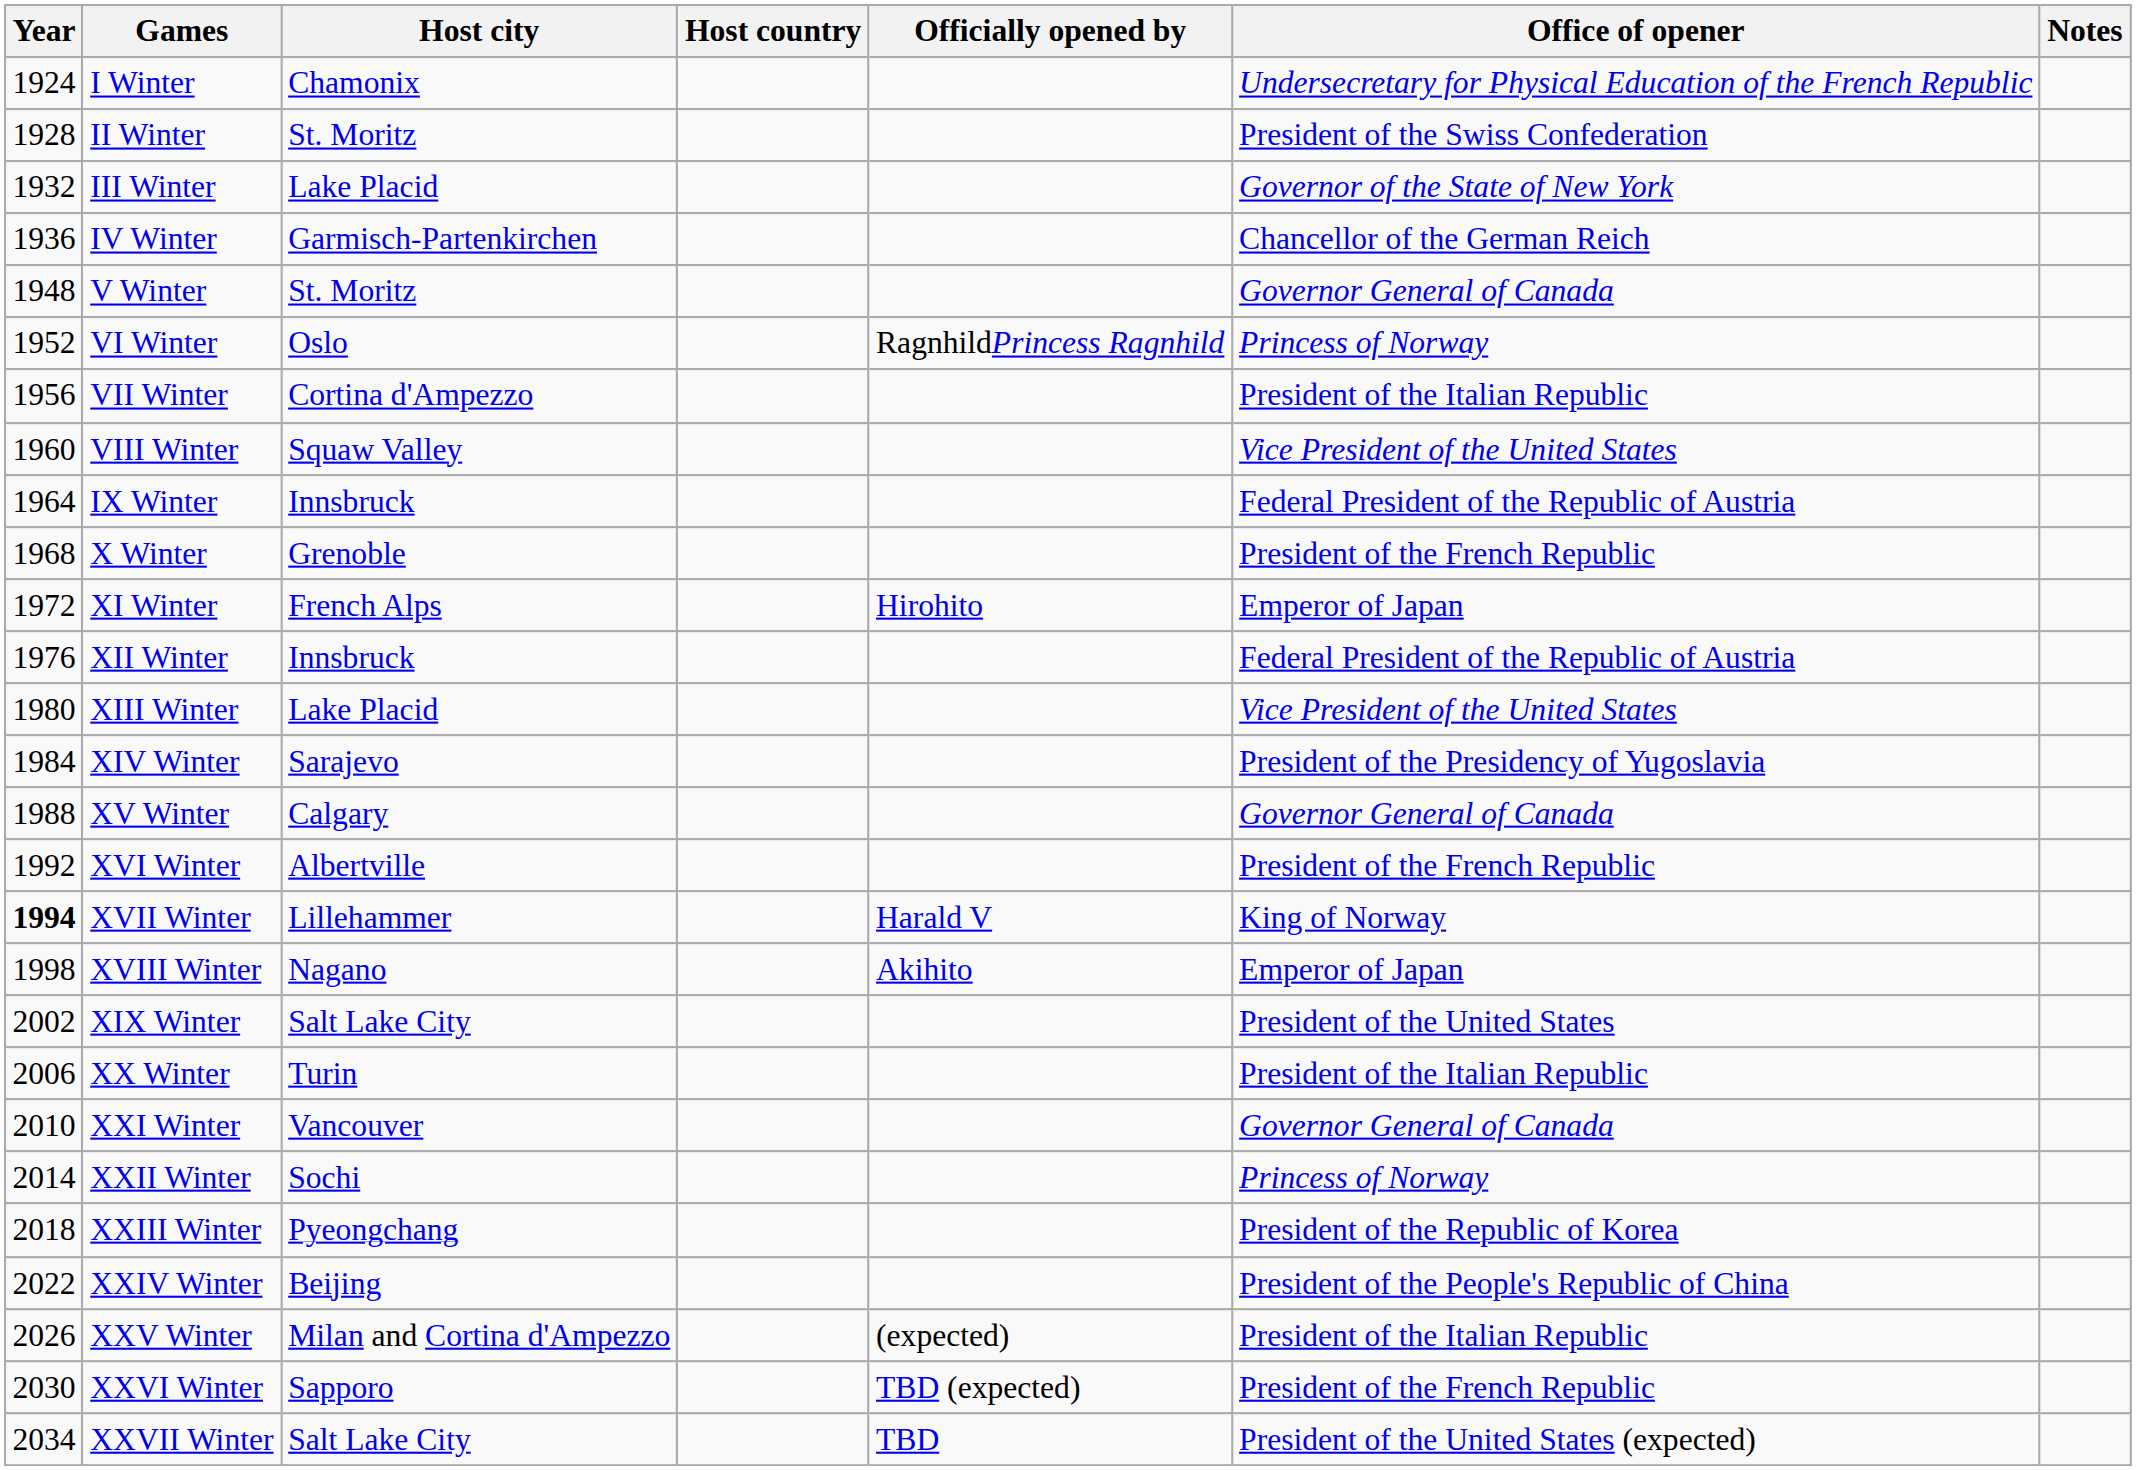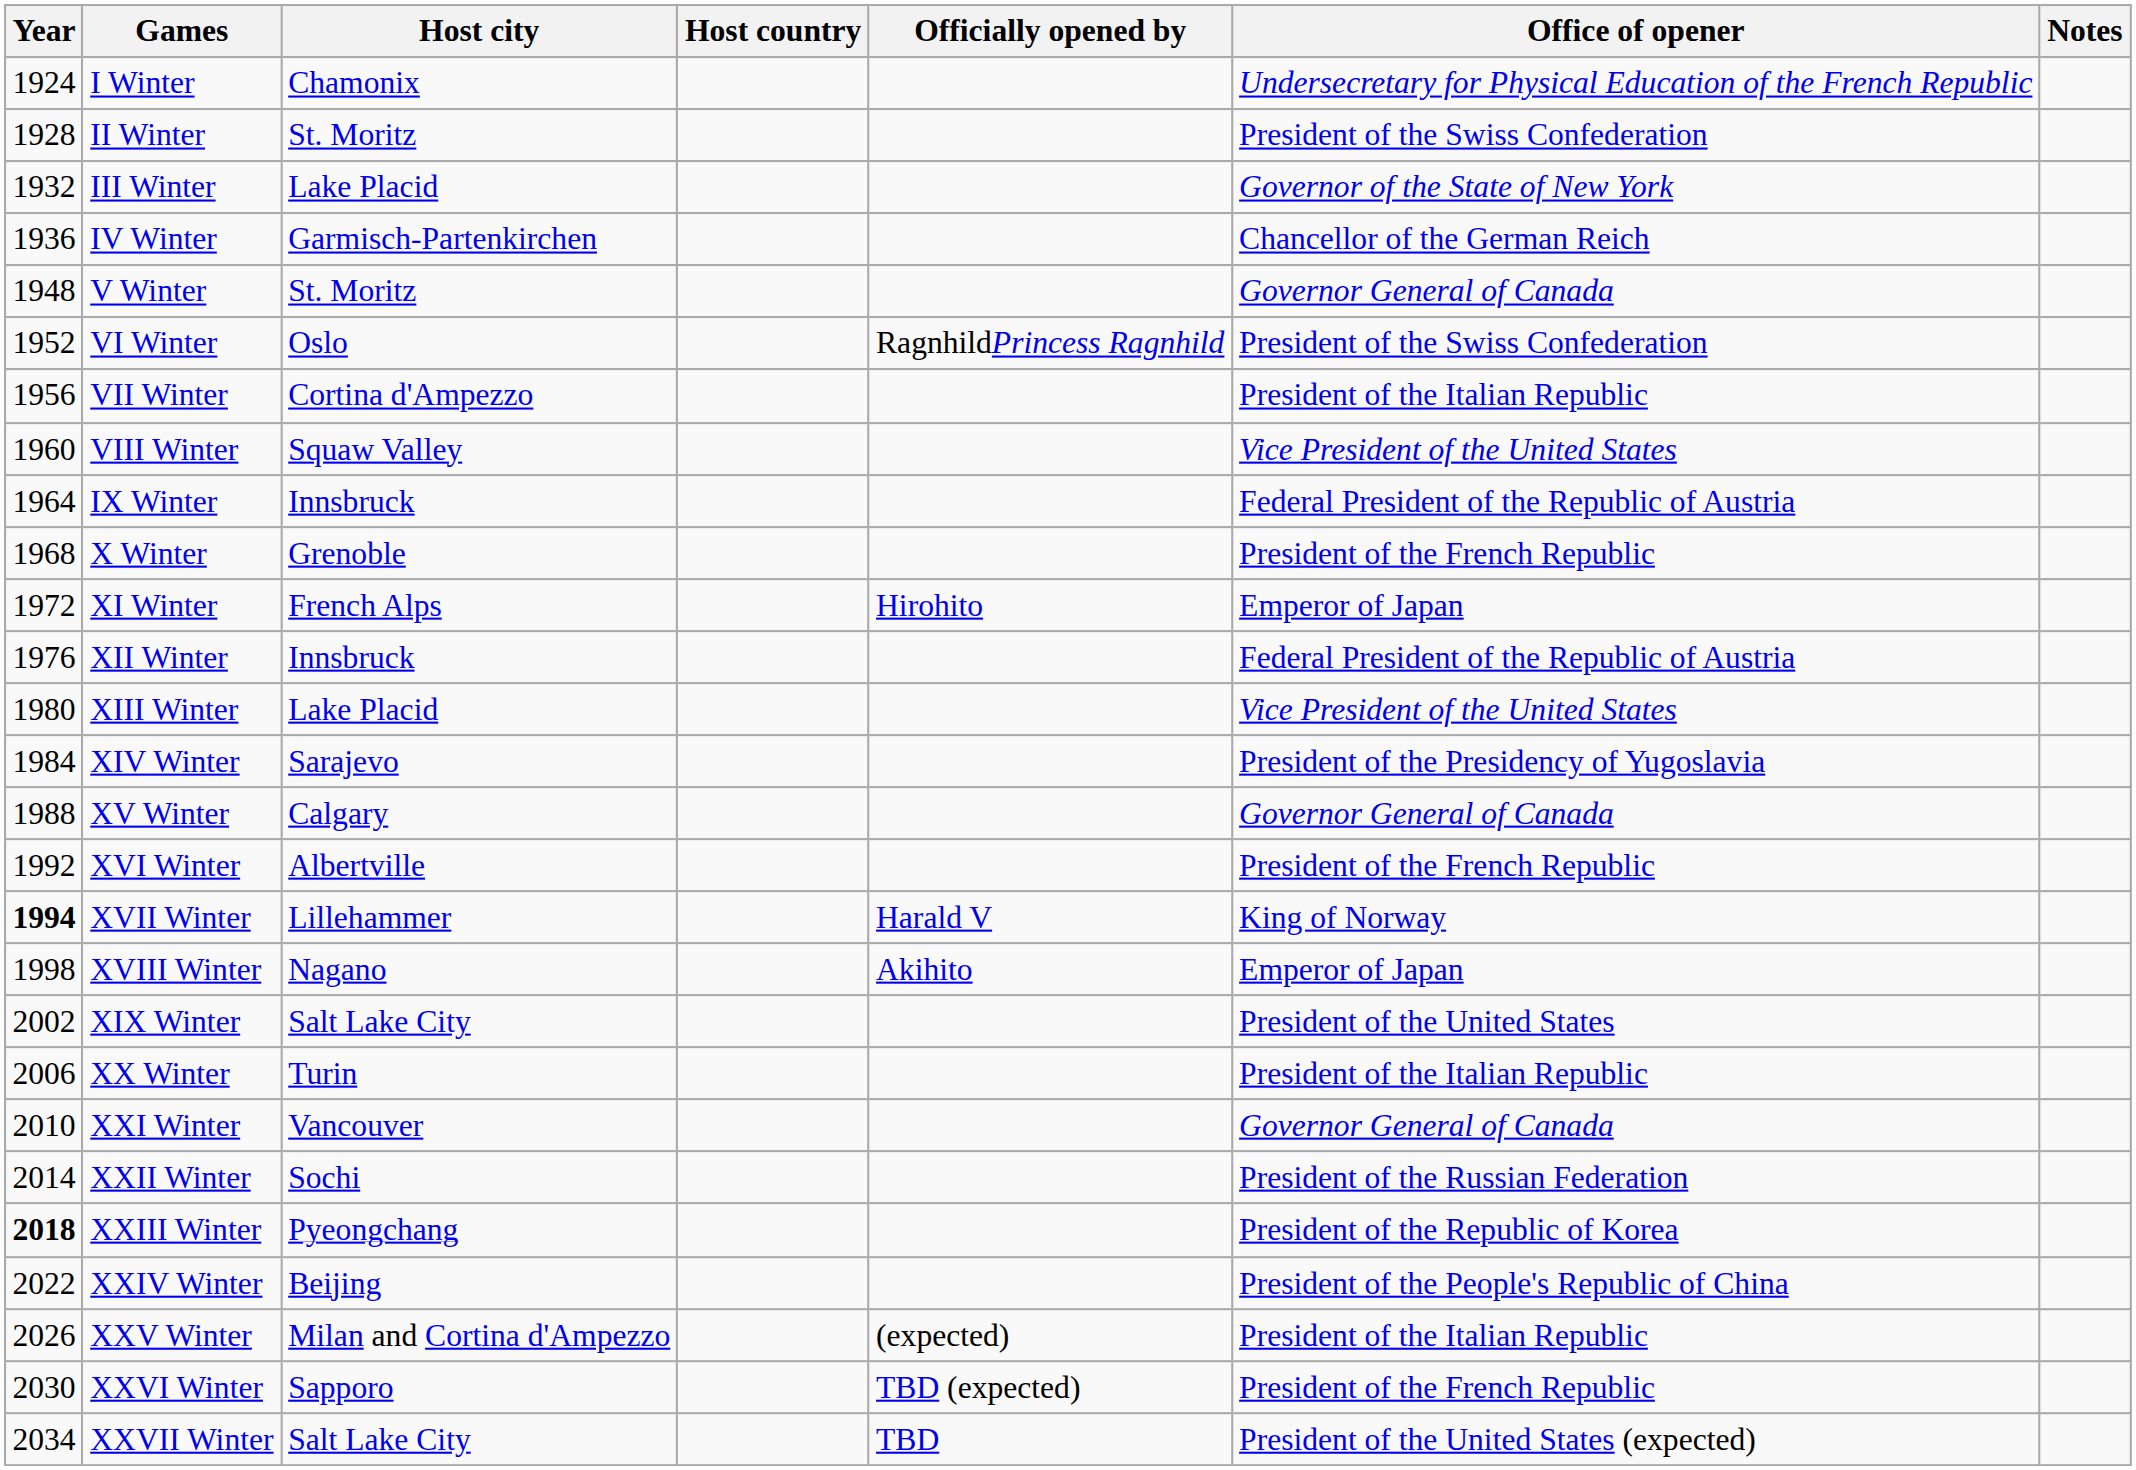(1364, 343) Princess of Norway -> (1473, 343) President of the Swiss Confederation
(1364, 1177) Princess of Norway -> (1464, 1177) President of the Russian Federation
(44, 1229) normal -> (44, 1229) bold
